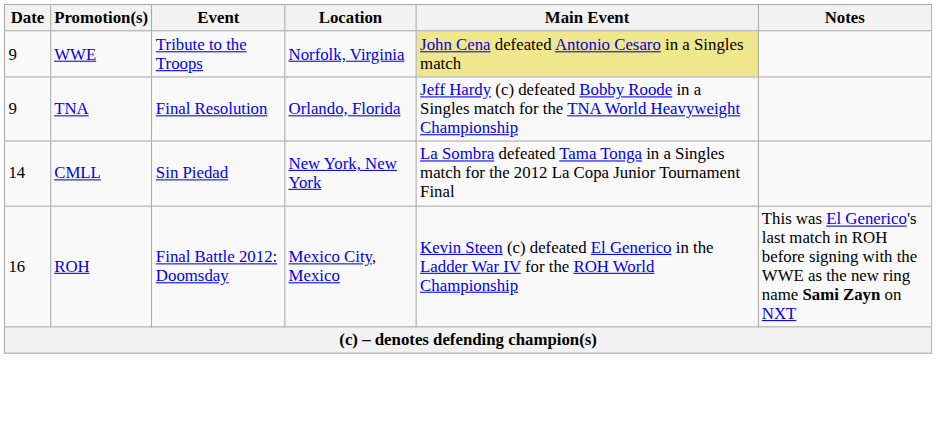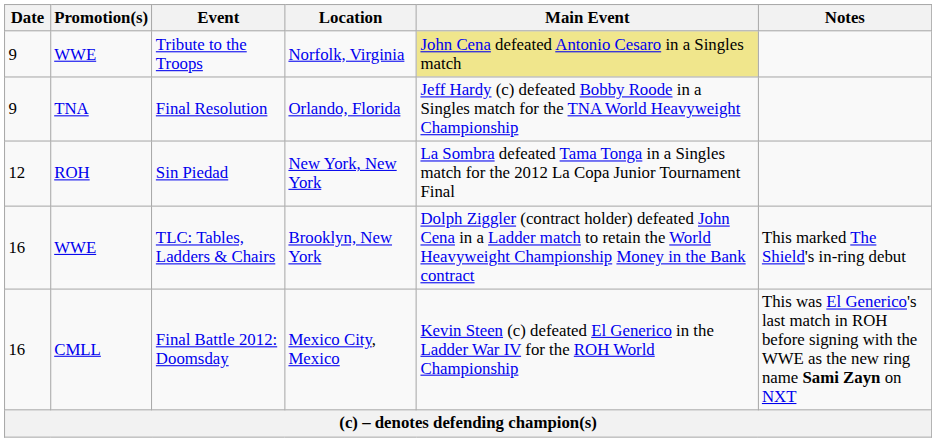(17, 173) 14 -> (17, 173) 12
(78, 173) CMLL -> (72, 173) ROH
+ row: (216, 247)
(72, 266) ROH -> (78, 349) CMLL
